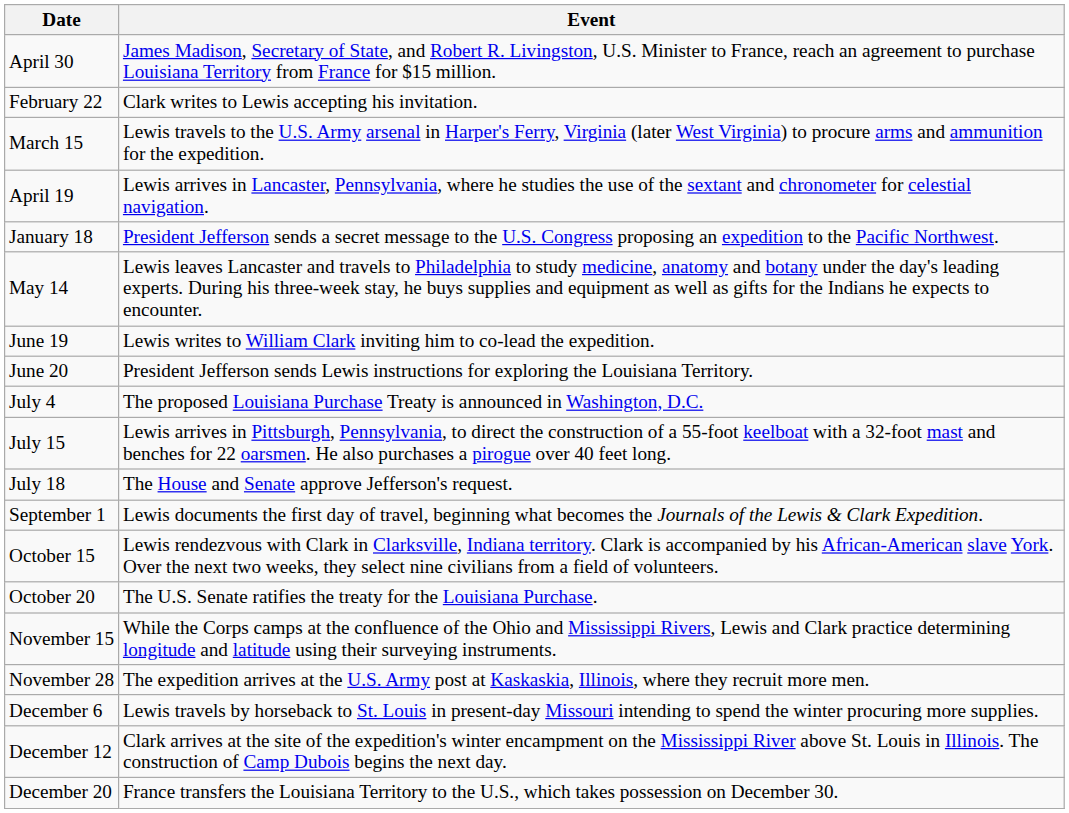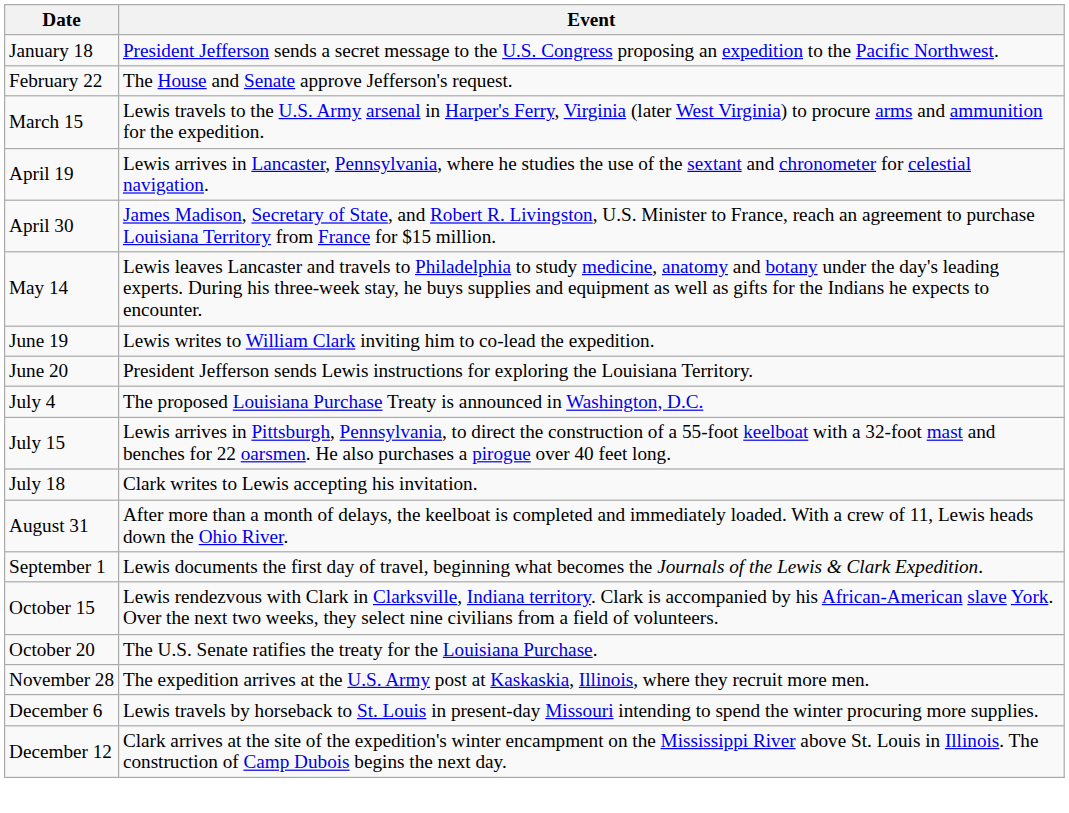rows swapped: (51, 236) <-> (41, 60)
(300, 102) Clark writes to Lewis accepting his invitation. -> (318, 80) The House and Senate approve Jefferson's request.
(318, 484) The House and Senate approve Jefferson's request. -> (300, 484) Clark writes to Lewis accepting his invitation.
+ row: (49, 525)
- row: (62, 638)
- row: (60, 792)
